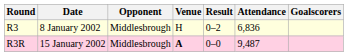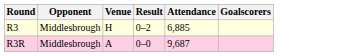- column: (73, 12)
(249, 28) 6,836 -> (178, 28) 6,885
(179, 43) bold -> (109, 43) normal
(249, 43) 9,487 -> (178, 43) 9,687
